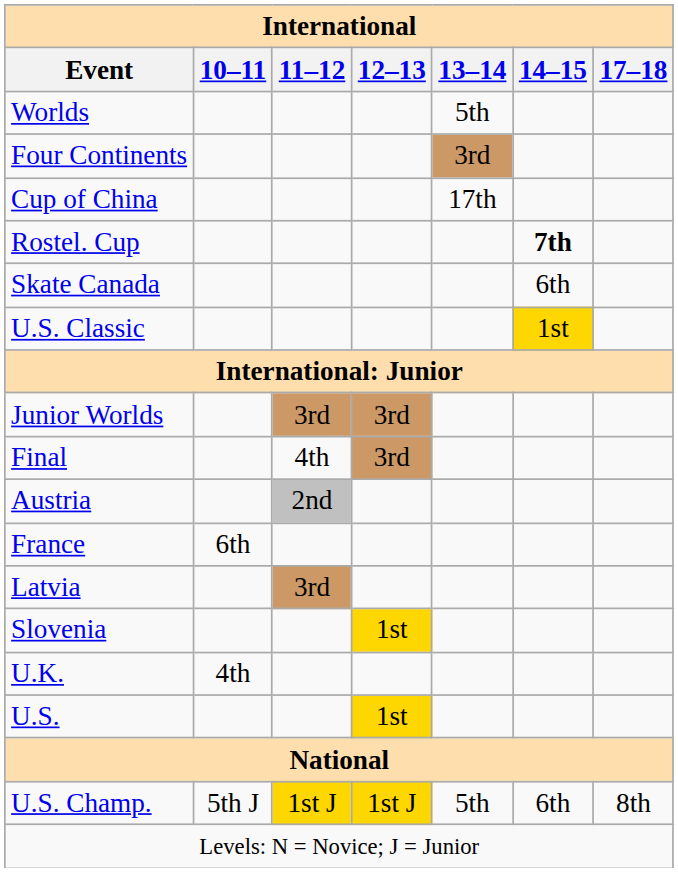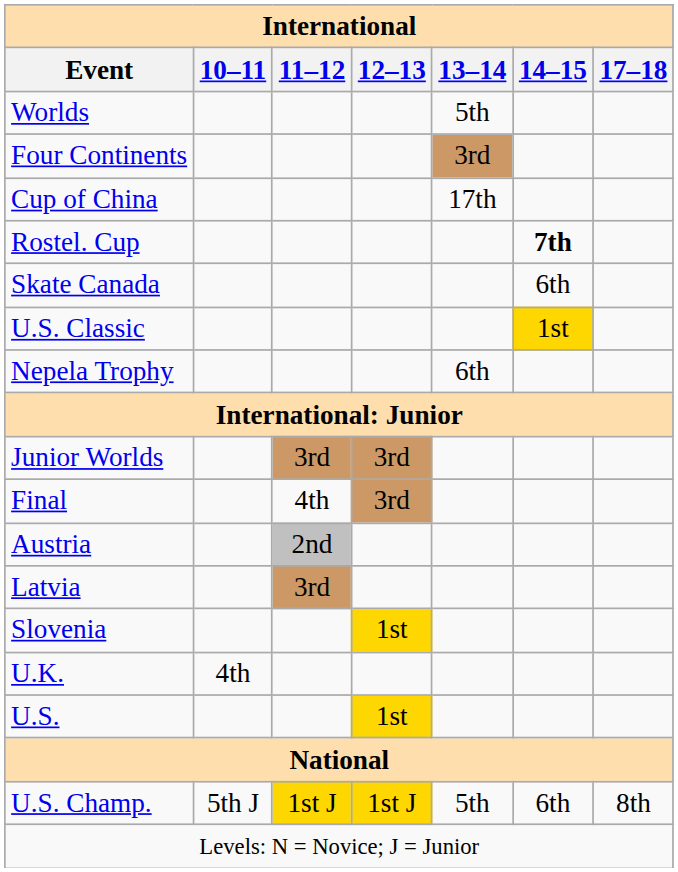+ row: (92, 371)
- row: (48, 543)
